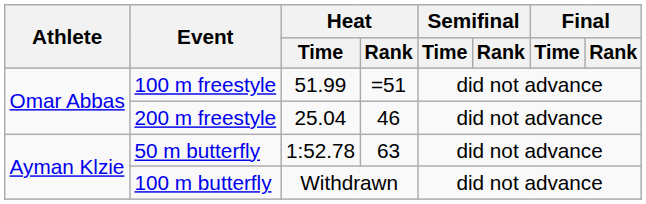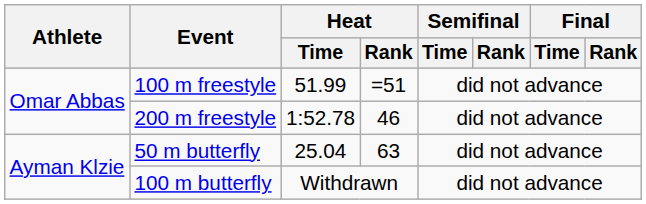(320, 118) 25.04 -> (320, 118) 1:52.78
(320, 151) 1:52.78 -> (320, 151) 25.04
